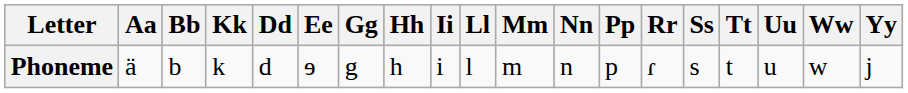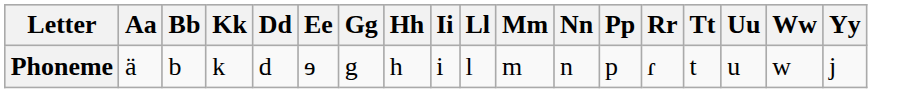- column: (702, 25)
